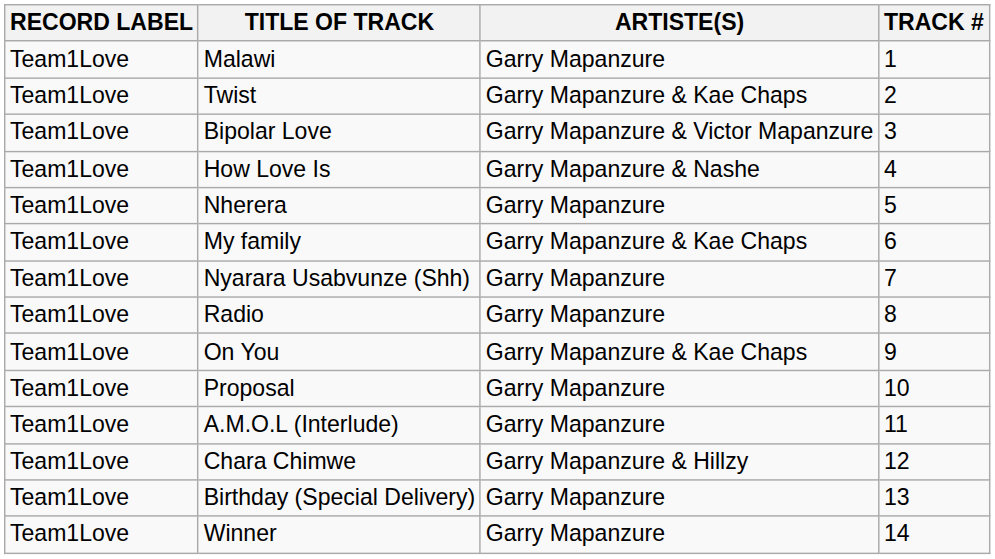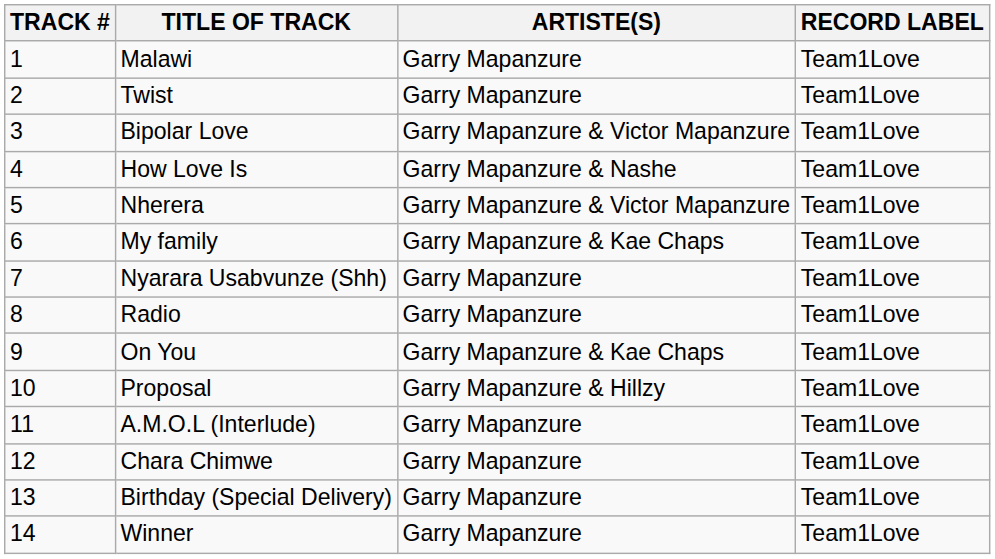columns swapped: (934, 22) <-> (102, 22)
(646, 95) Garry Mapanzure & Kae Chaps -> (492, 95) Garry Mapanzure
(575, 205) Garry Mapanzure -> (596, 205) Garry Mapanzure & Victor Mapanzure
(575, 388) Garry Mapanzure -> (534, 388) Garry Mapanzure & Hillzy
(617, 461) Garry Mapanzure & Hillzy -> (492, 461) Garry Mapanzure
